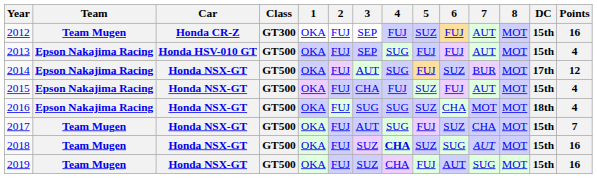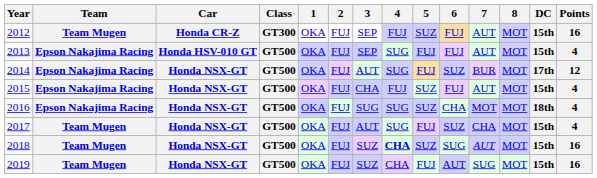(575, 126) 7 -> (575, 126) 4
